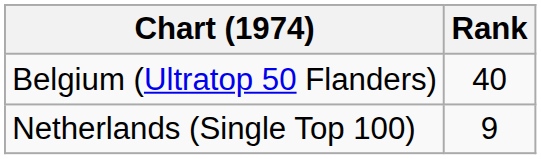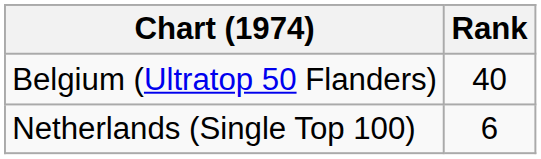(490, 128) 9 -> (490, 128) 6
